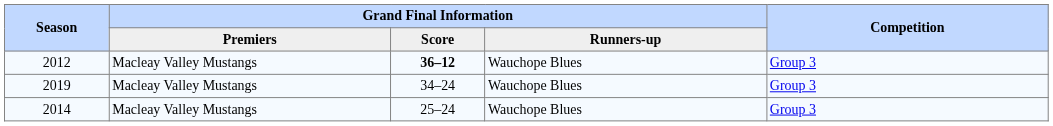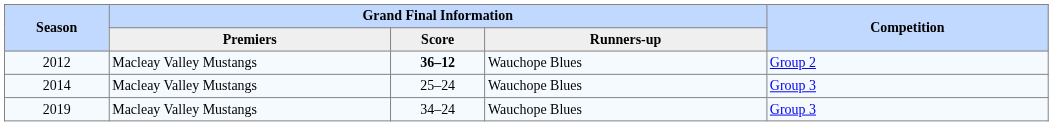(793, 62) Group 3 -> (793, 62) Group 2
rows swapped: (57, 109) <-> (57, 85)
